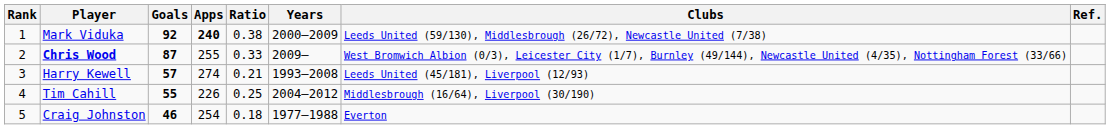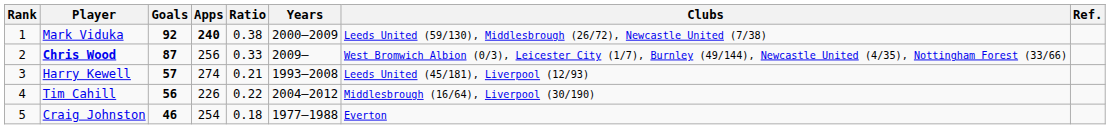(209, 54) 255 -> (209, 54) 256
(170, 94) 55 -> (170, 94) 56
(248, 94) 0.25 -> (248, 94) 0.22
